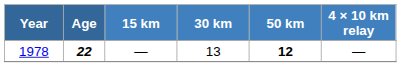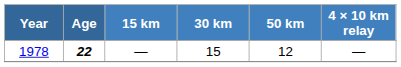(213, 51) 13 -> (213, 51) 15
(285, 51) bold -> (285, 51) normal
